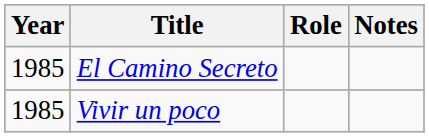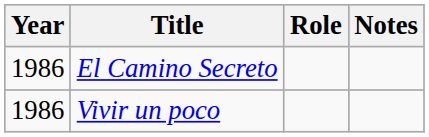(38, 68) 1985 -> (38, 68) 1986
(38, 110) 1985 -> (38, 110) 1986
